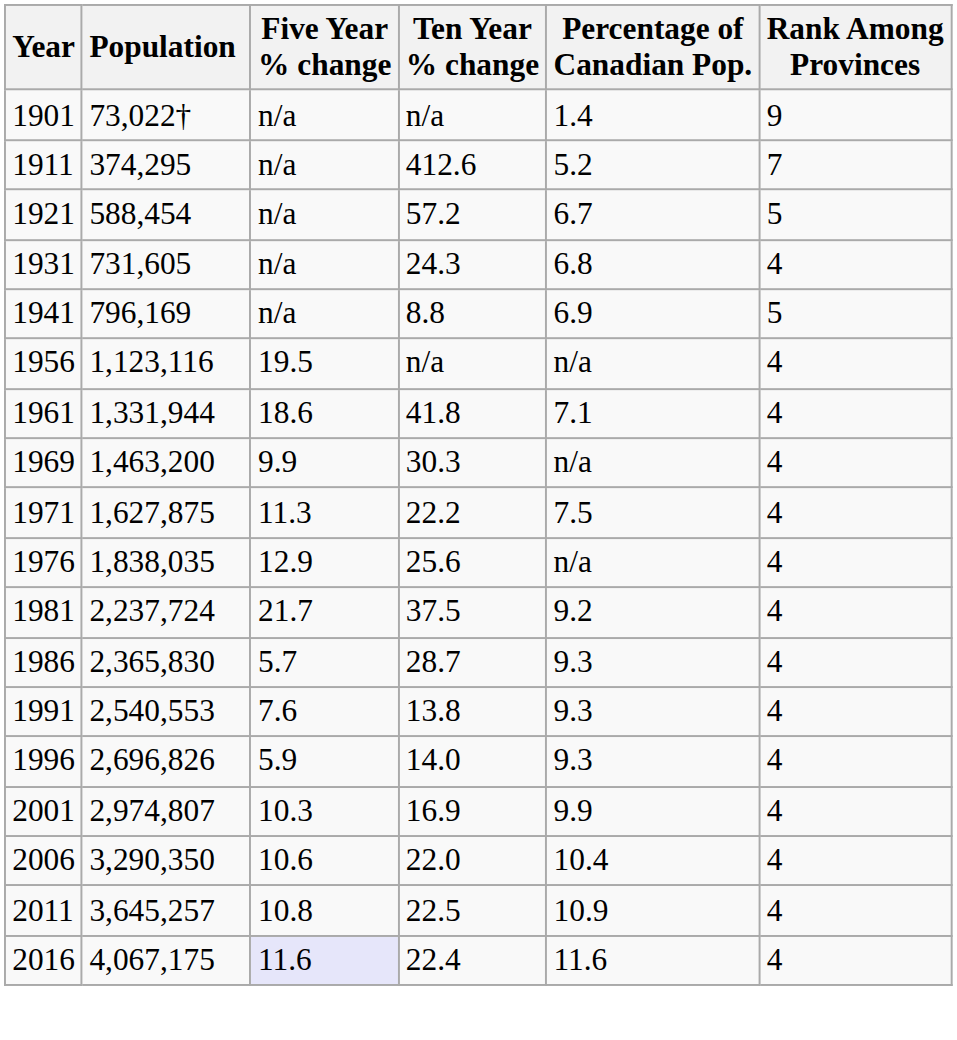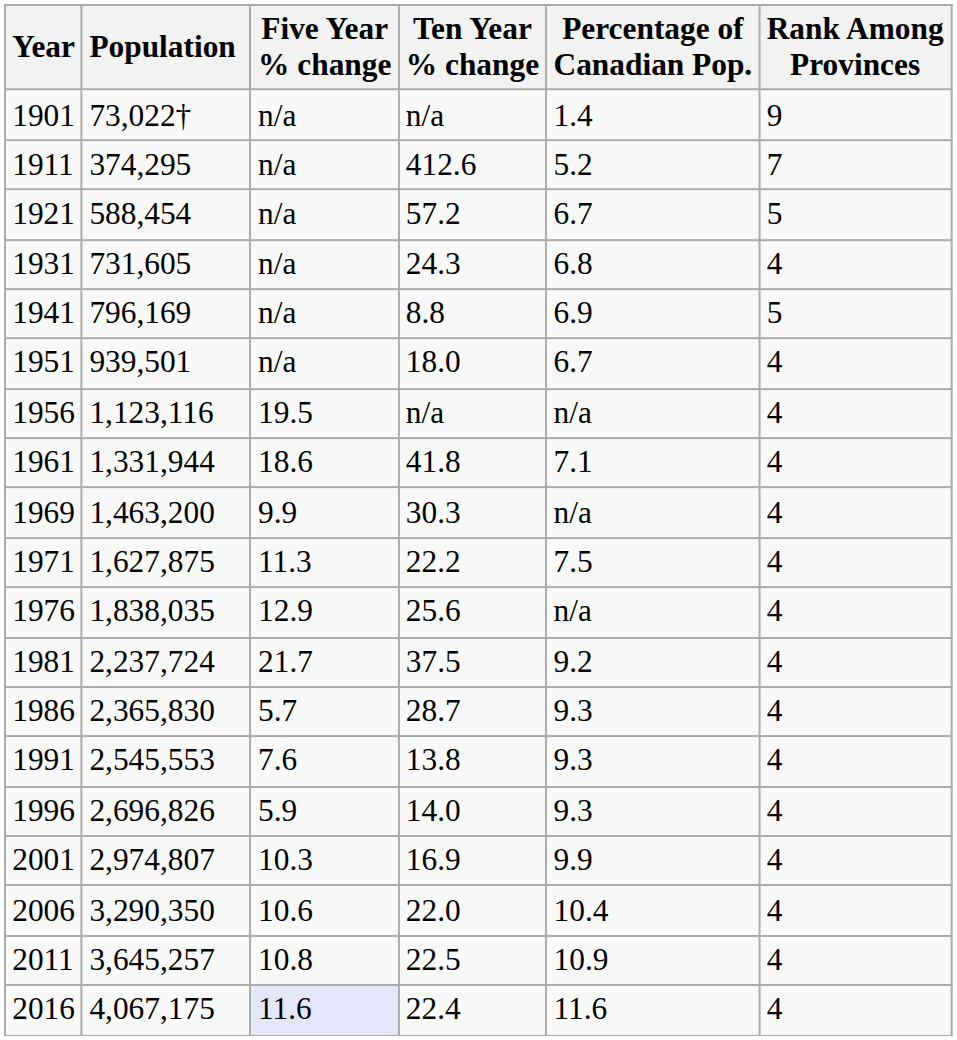+ row: (44, 363)
(152, 711) 2,540,553 -> (152, 760) 2,545,553
